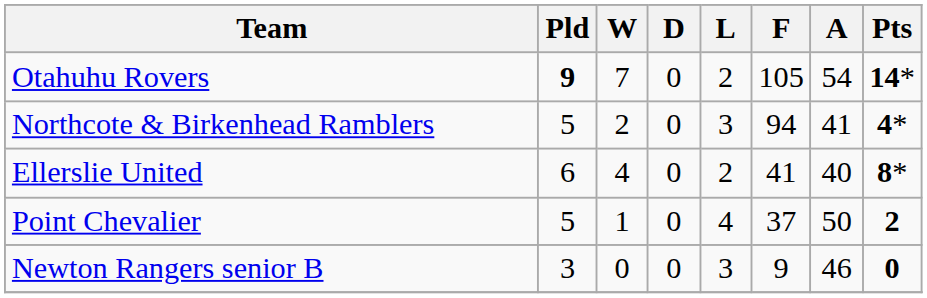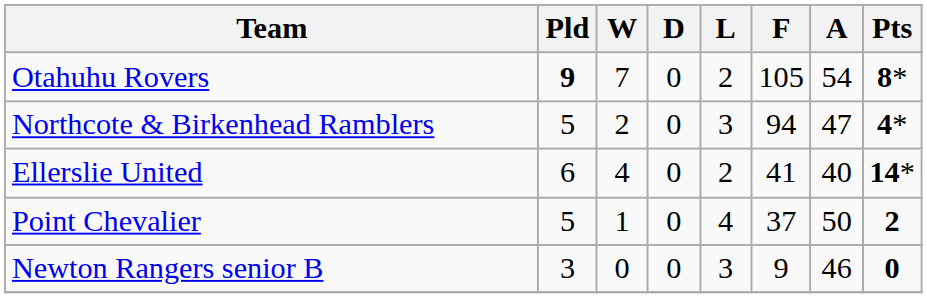(892, 76) 14* -> (892, 76) 8*
(837, 124) 41 -> (837, 124) 47
(892, 172) 8* -> (892, 172) 14*
